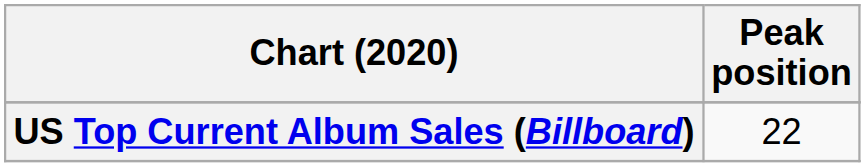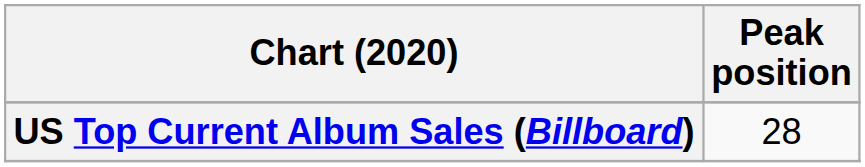(782, 131) 22 -> (782, 131) 28
